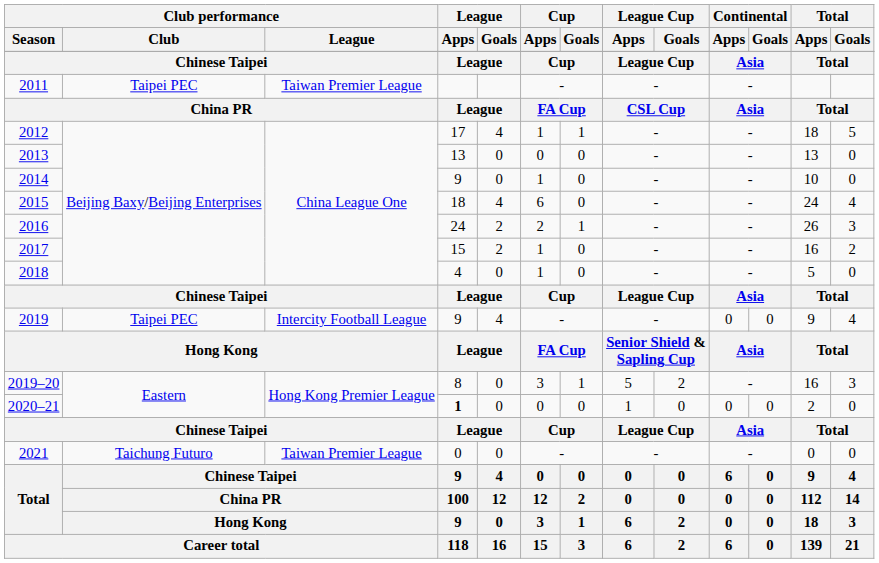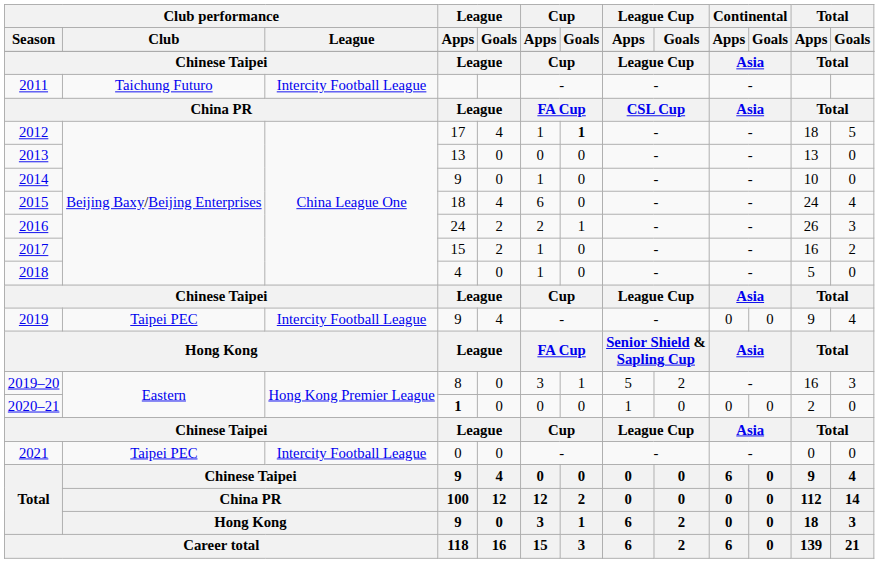(164, 86) Taipei PEC -> (164, 86) Taichung Futuro
(352, 86) Taiwan Premier League -> (352, 86) Intercity Football League
(581, 132) normal -> (581, 132) bold
(164, 452) Taichung Futuro -> (164, 452) Taipei PEC
(352, 452) Taiwan Premier League -> (352, 452) Intercity Football League
